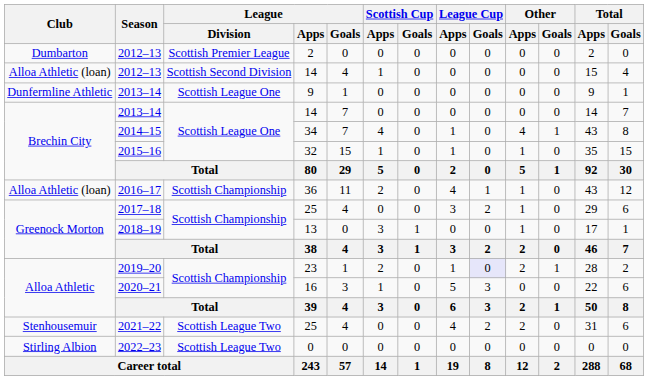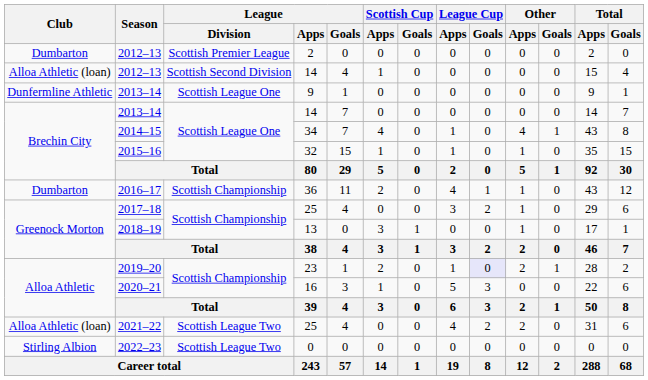(60, 190) Alloa Athletic (loan) -> (60, 190) Dumbarton
(60, 326) Stenhousemuir -> (60, 326) Alloa Athletic (loan)
